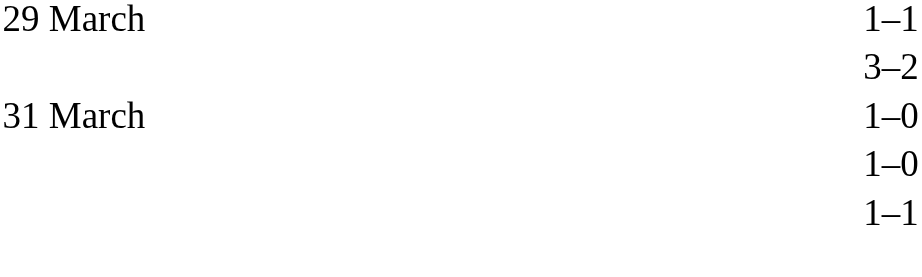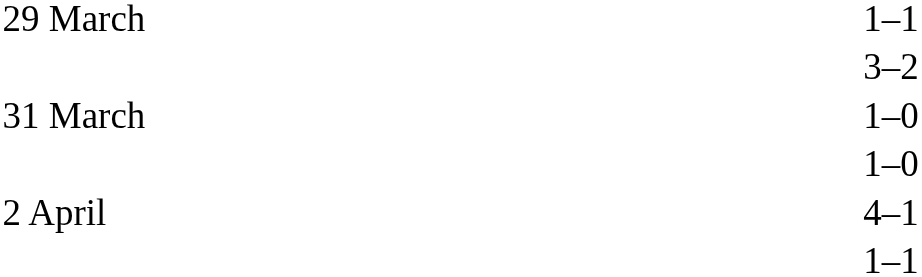+ row: (54, 212)
